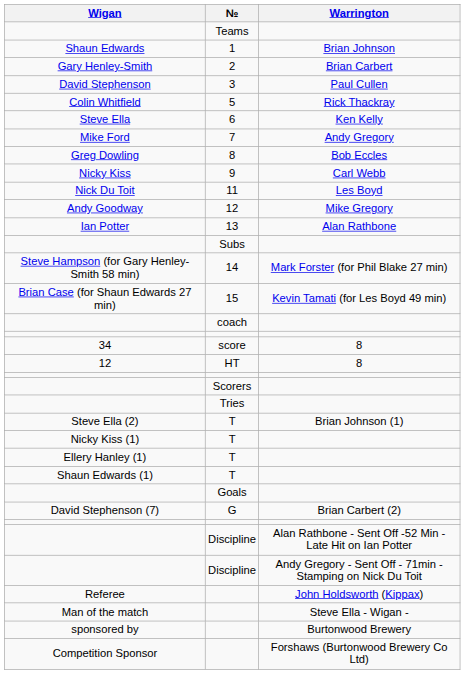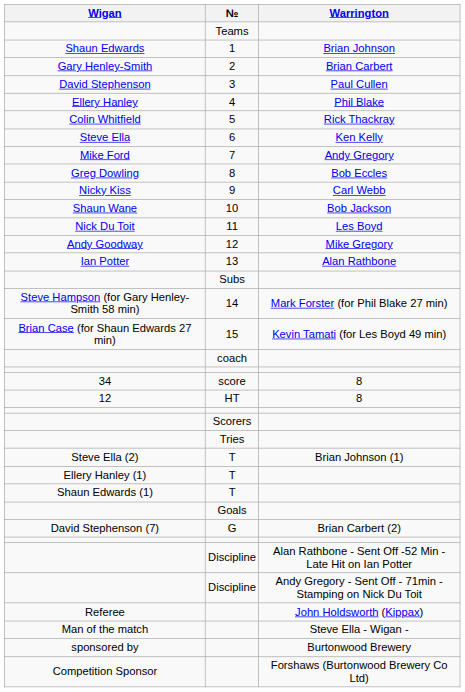+ row: (105, 102)
+ row: (105, 208)
- row: (105, 439)
